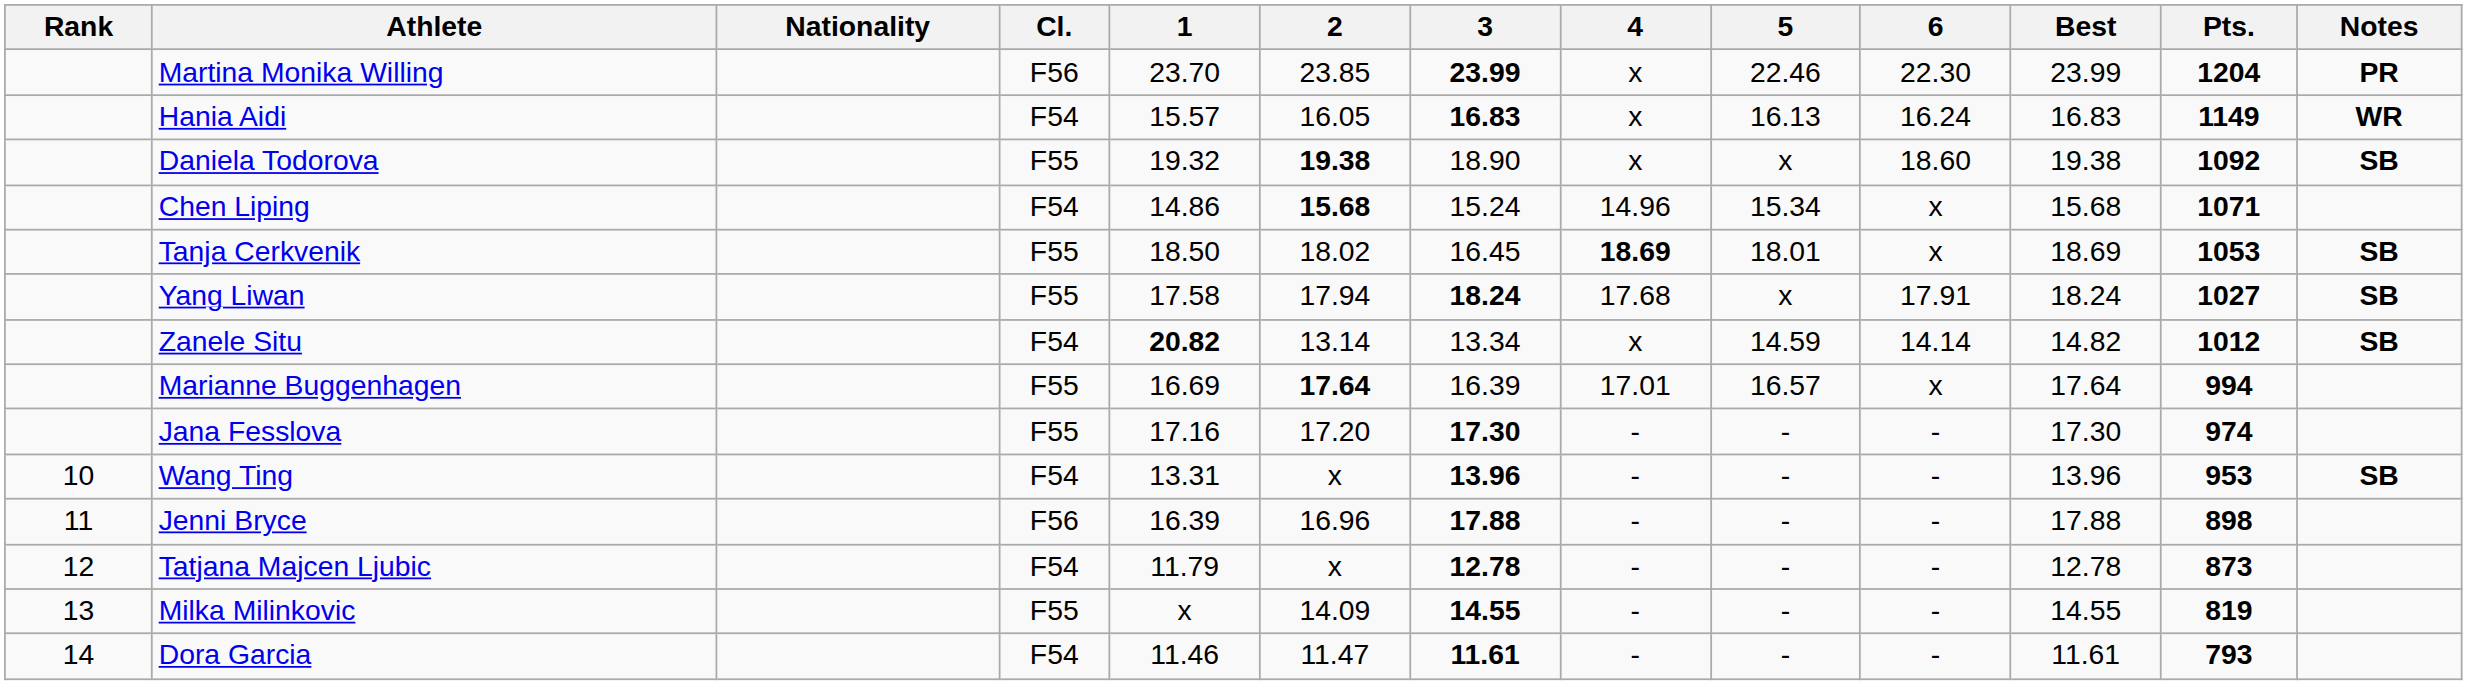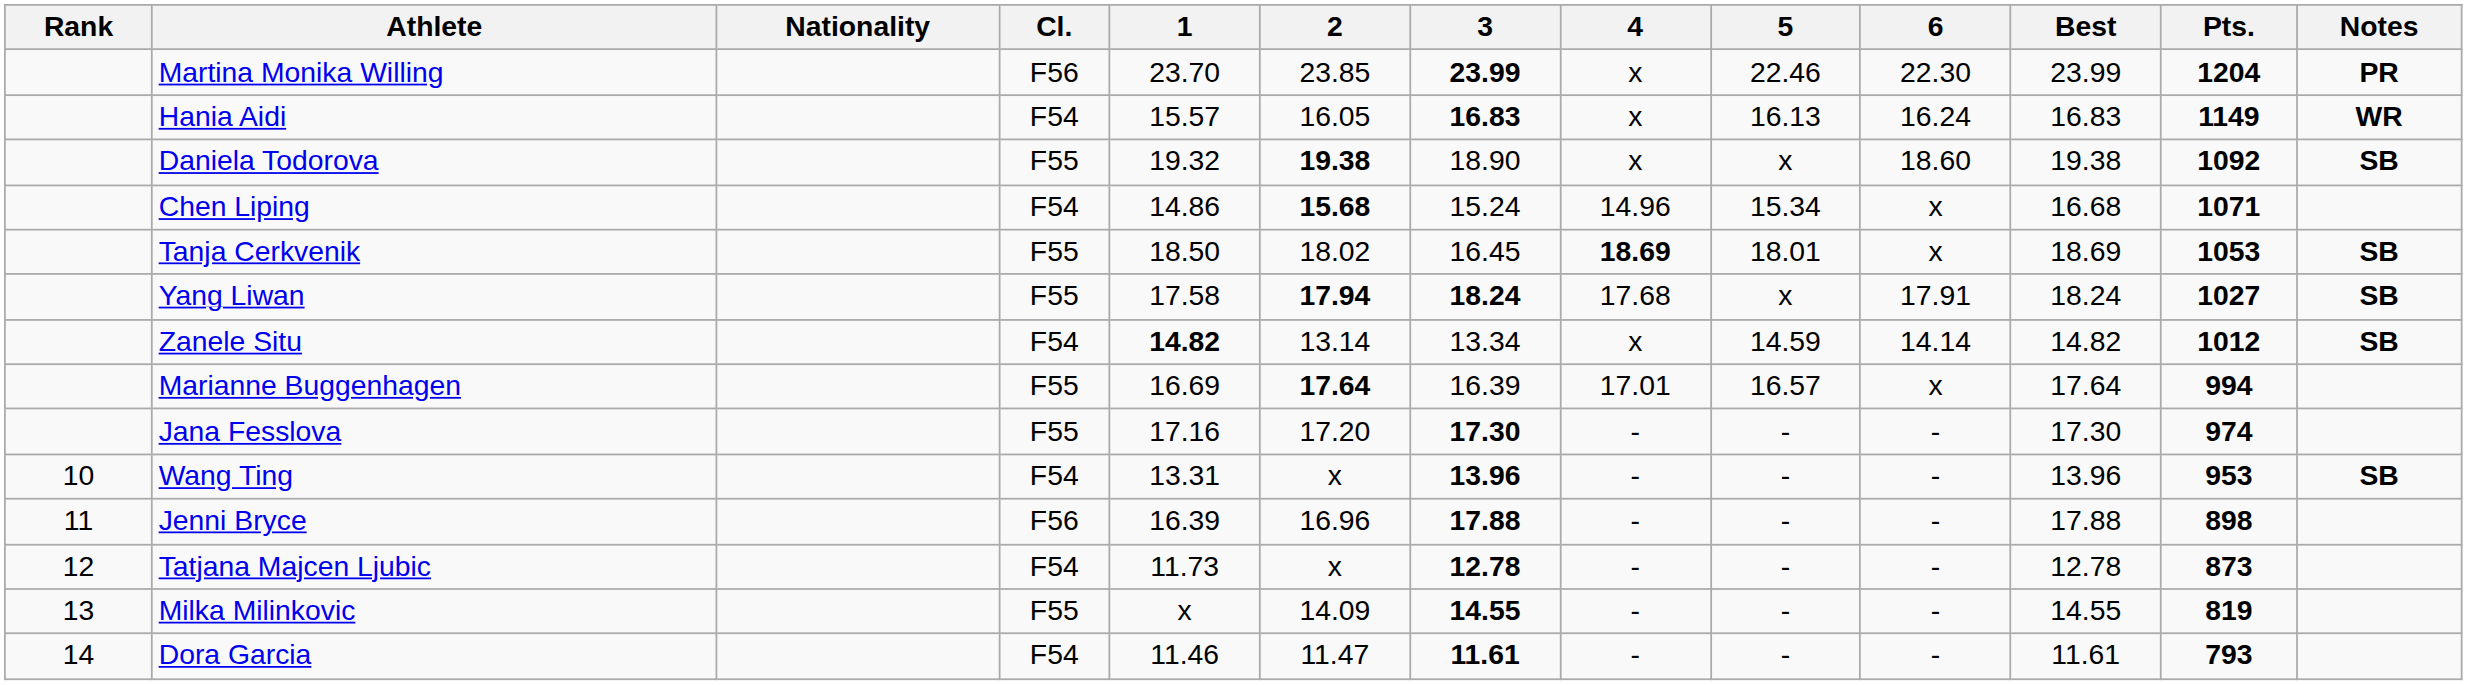(2086, 206) 15.68 -> (2086, 206) 16.68
(1335, 296) normal -> (1335, 296) bold
(1185, 341) 20.82 -> (1185, 341) 14.82
(1185, 565) 11.79 -> (1185, 565) 11.73
